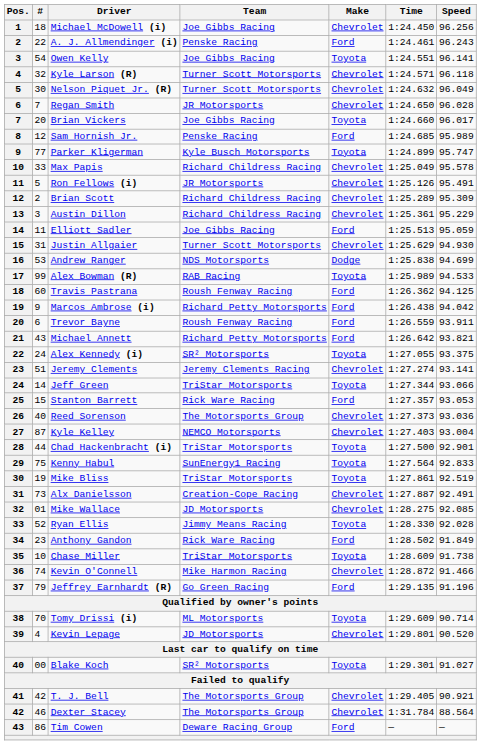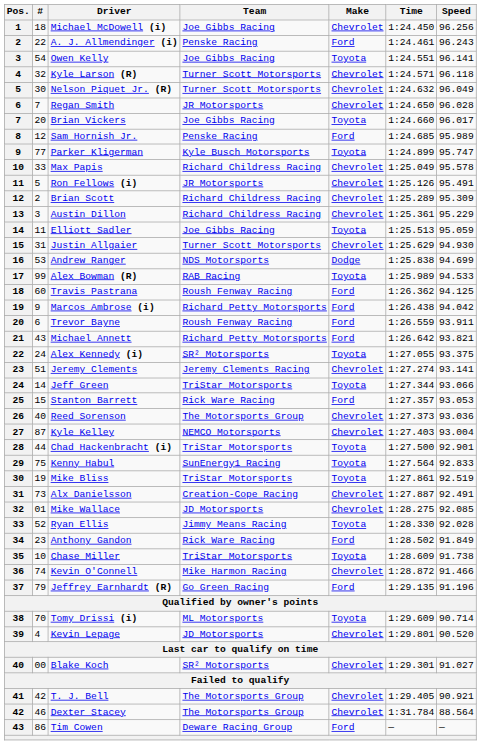(343, 230) Ford -> (349, 230) Toyota
(349, 666) Toyota -> (358, 666) Chevrolet
